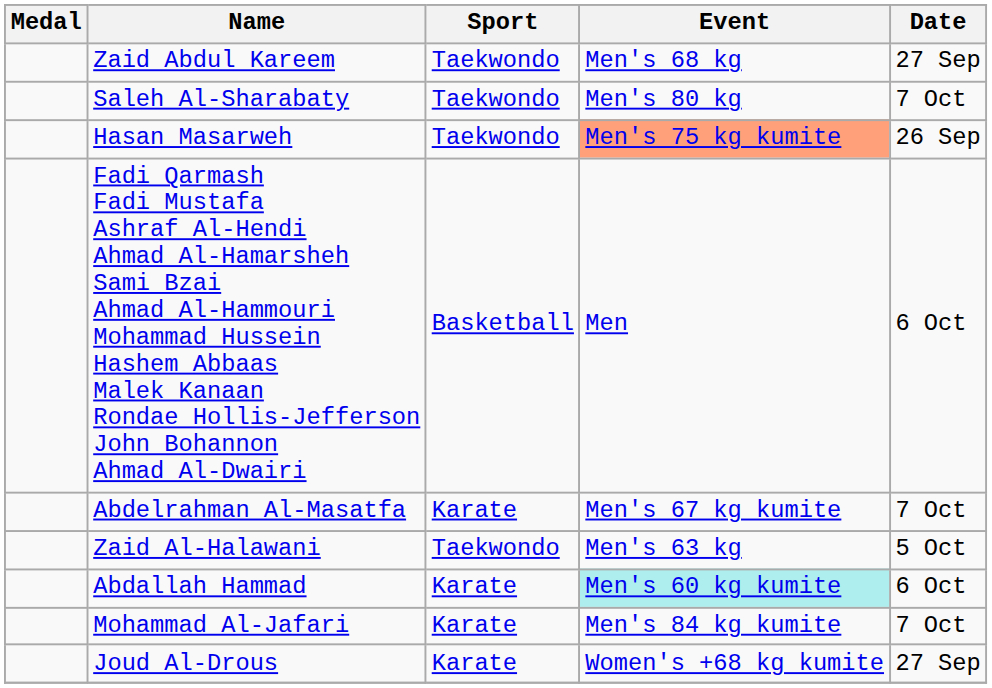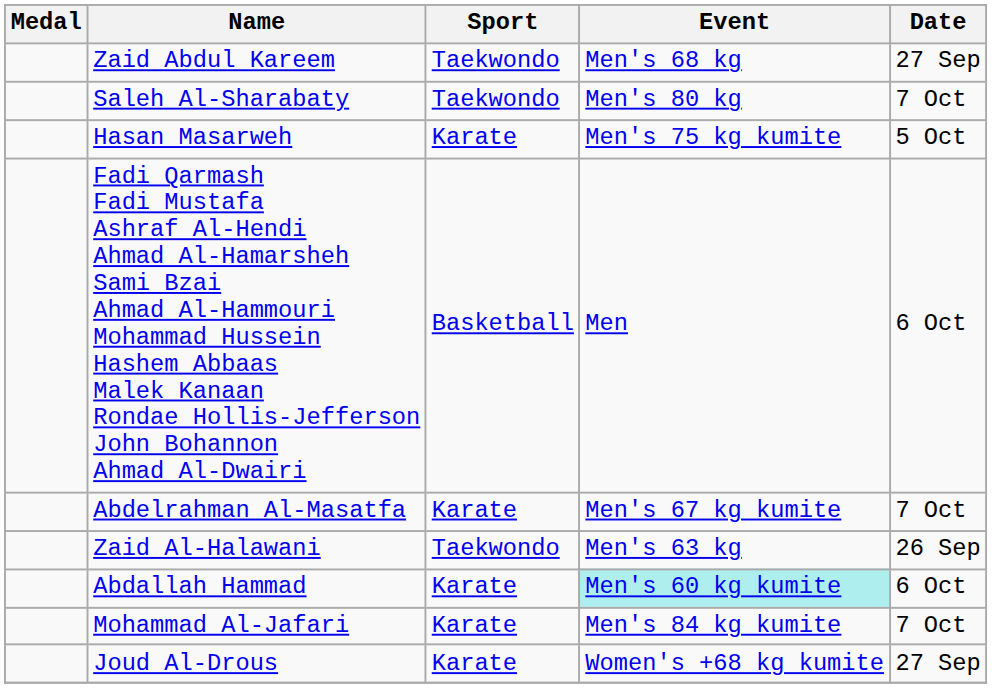(496, 139) Taekwondo -> (474, 139) Karate
(713, 139) lightsalmon background -> (713, 139) no background
(938, 139) 26 Sep -> (931, 139) 5 Oct
(931, 550) 5 Oct -> (938, 550) 26 Sep
